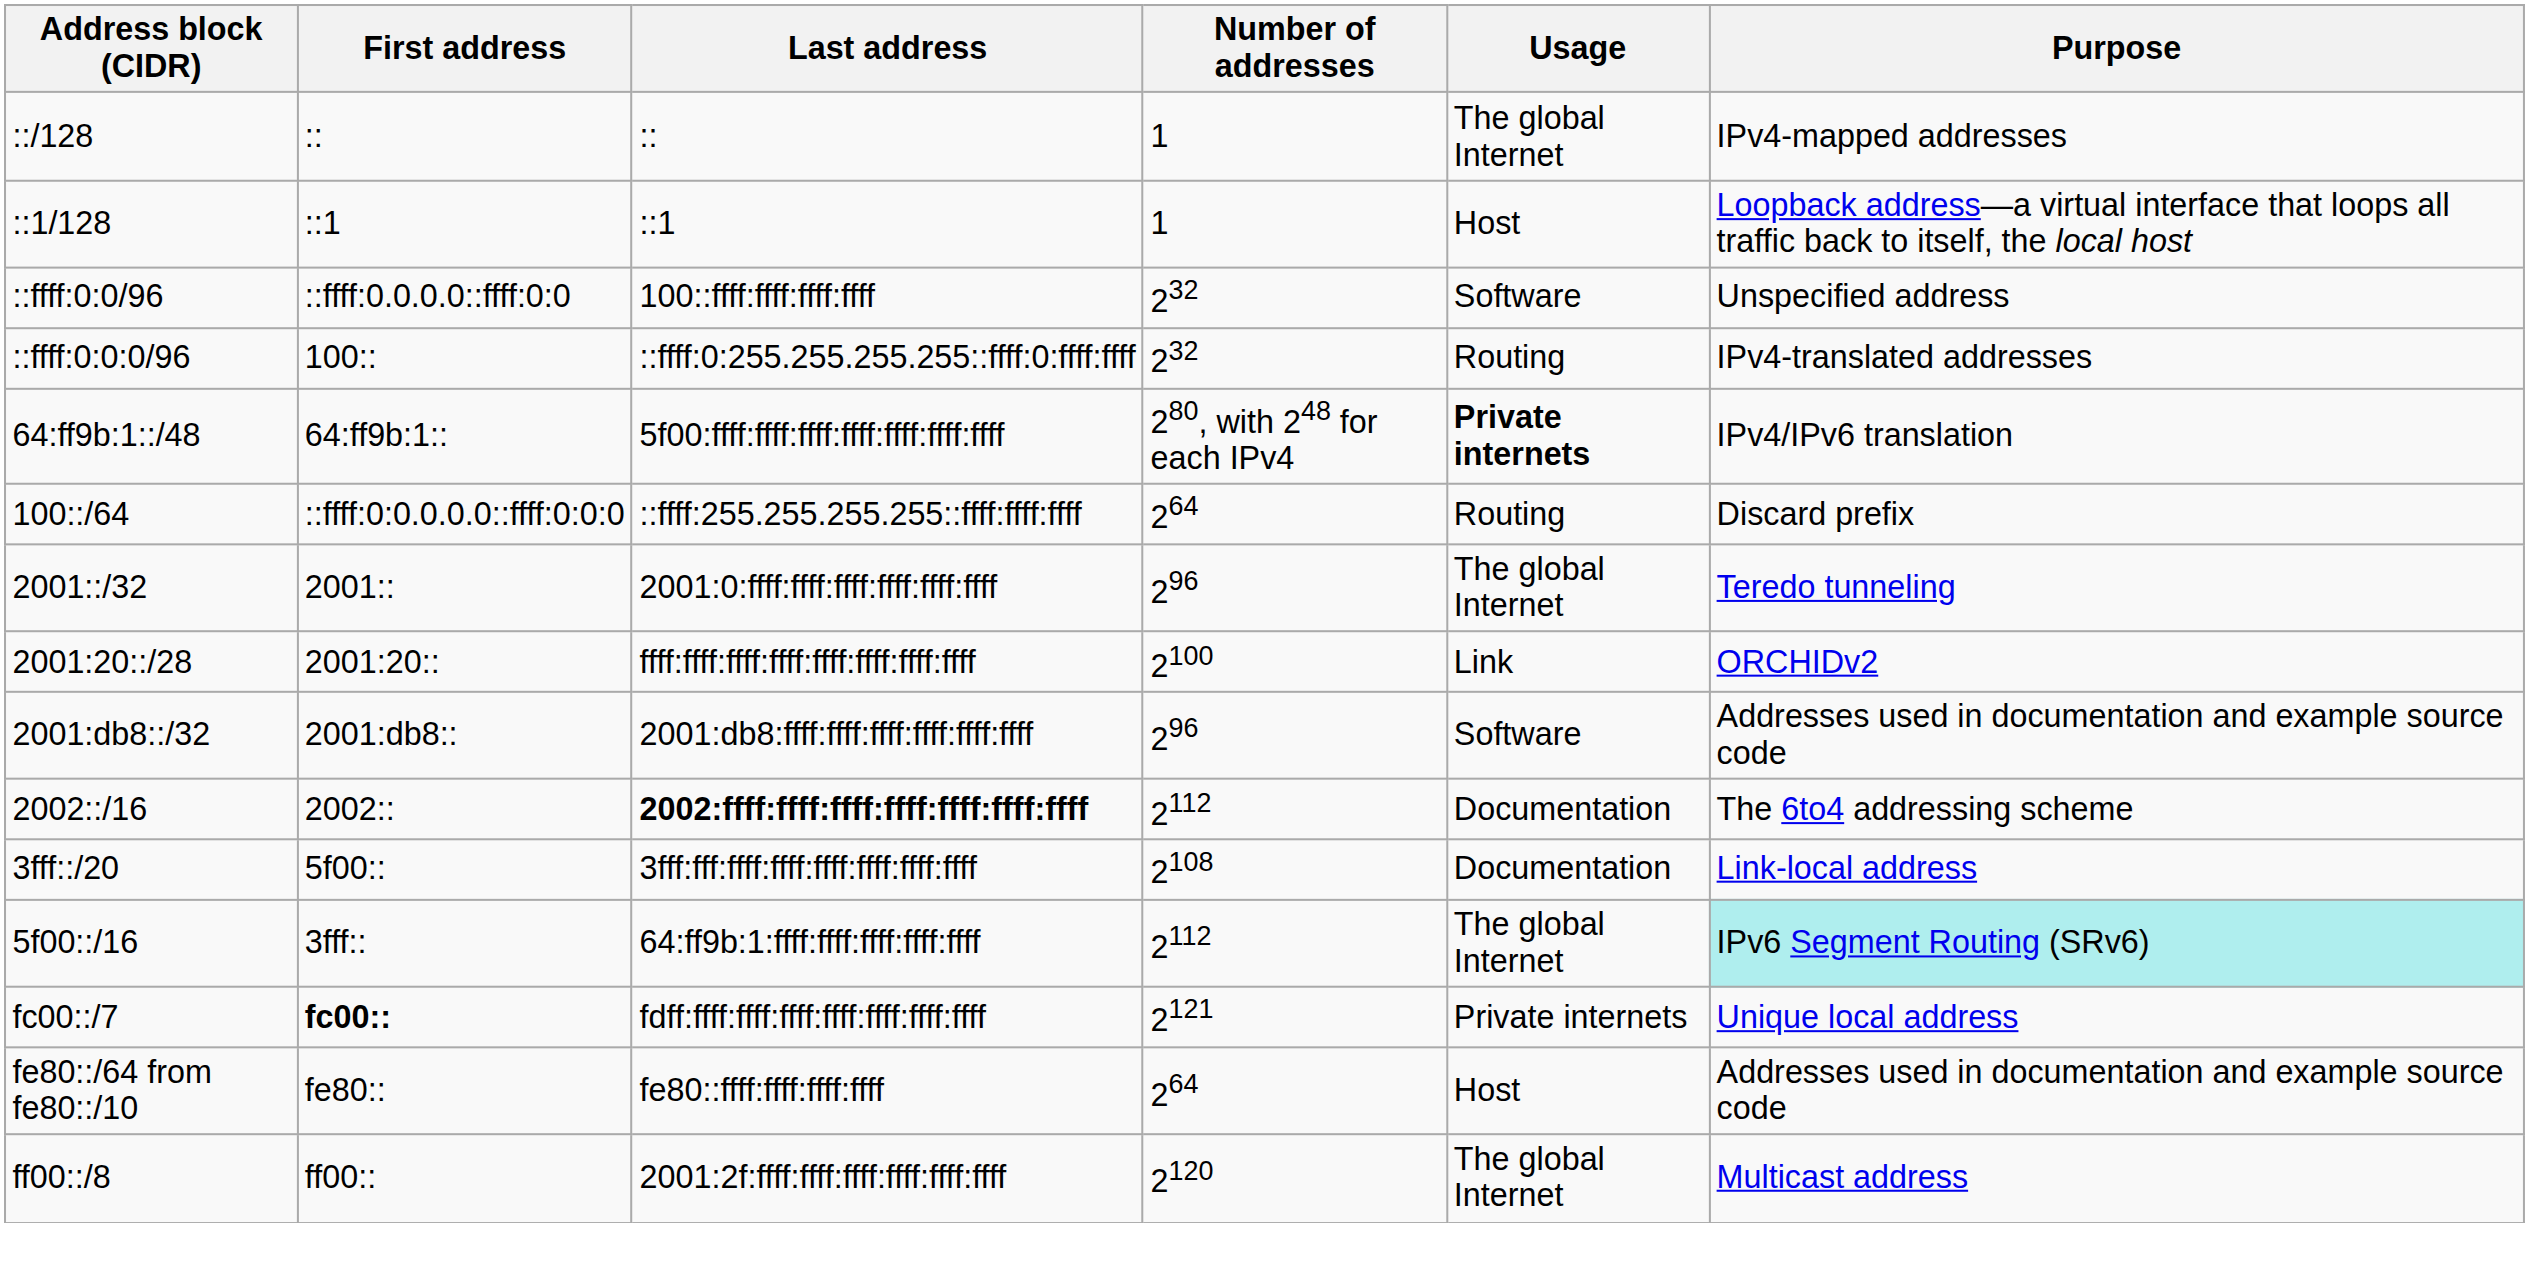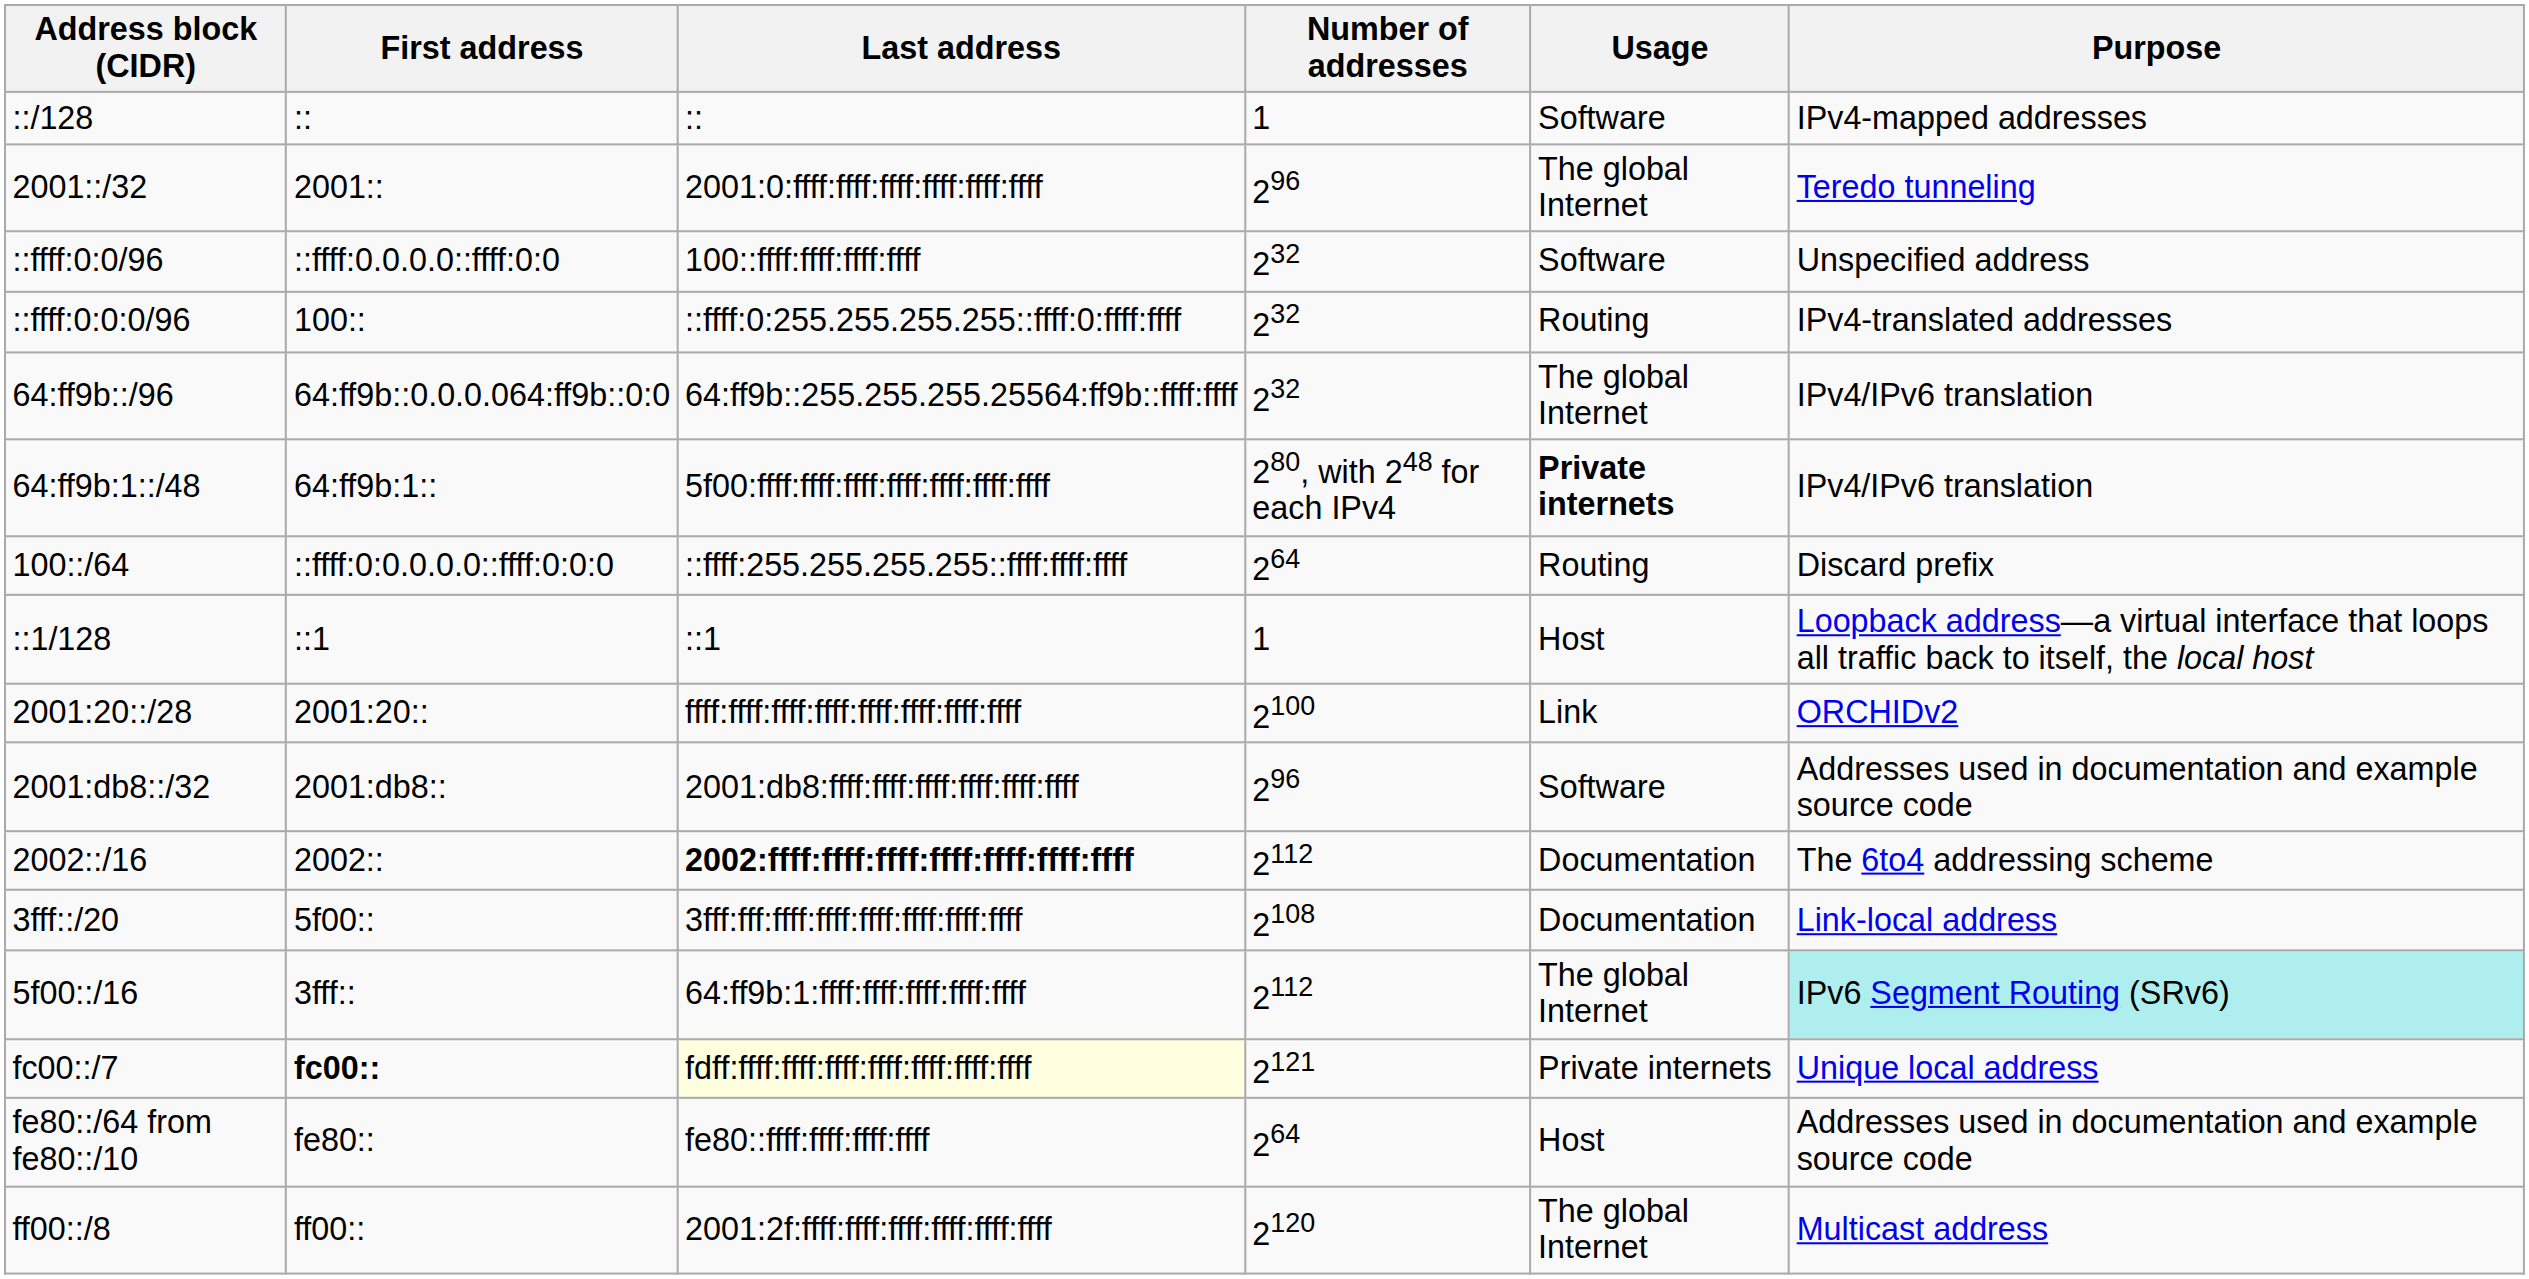(1529, 135) The global Internet -> (1602, 117) Software
rows swapped: (62, 223) <-> (80, 587)
+ row: (93, 394)
(813, 1016) no background -> (858, 1067) lightyellow background
